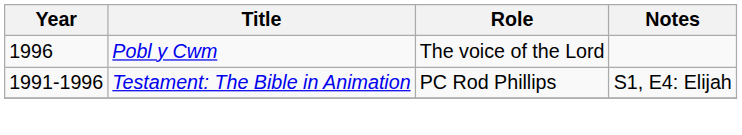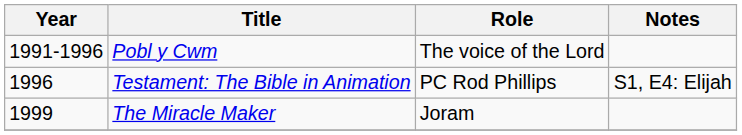(31, 51) 1996 -> (56, 51) 1991-1996
(56, 82) 1991-1996 -> (31, 82) 1996
+ row: (194, 113)
